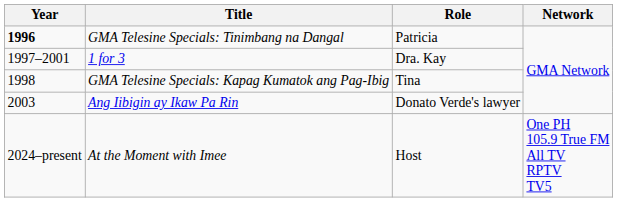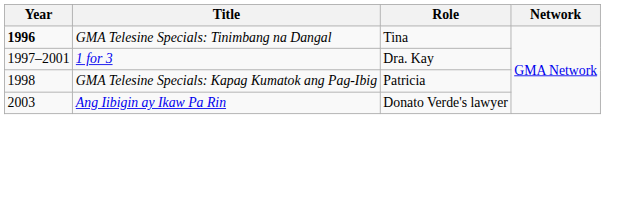(417, 37) Patricia -> (396, 37) Tina
(408, 80) Tina -> (404, 80) Patricia
- row: (157, 155)
